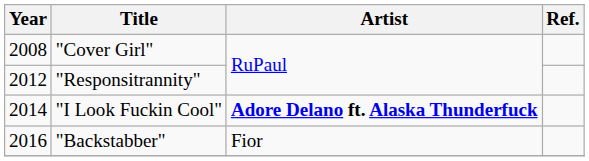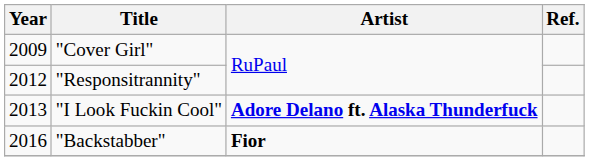(28, 49) 2008 -> (28, 49) 2009
(28, 110) 2014 -> (28, 110) 2013
(247, 140) normal -> (248, 140) bold
